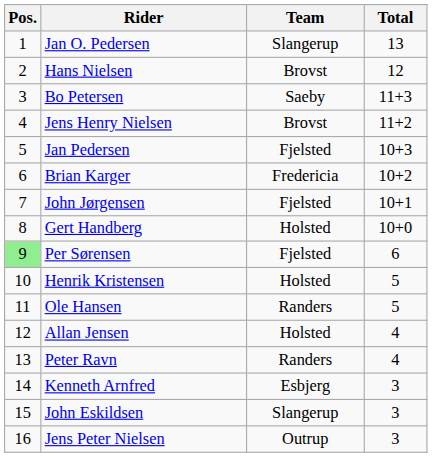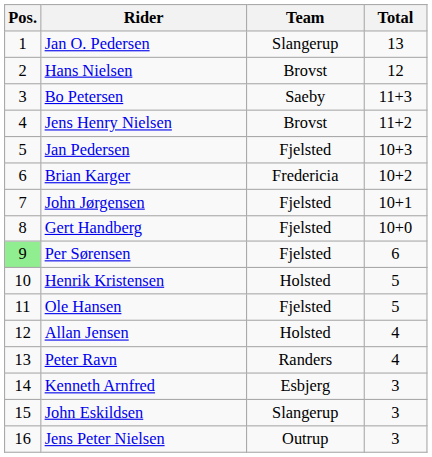(305, 228) Holsted -> (305, 228) Fjelsted
(305, 307) Randers -> (305, 307) Fjelsted
